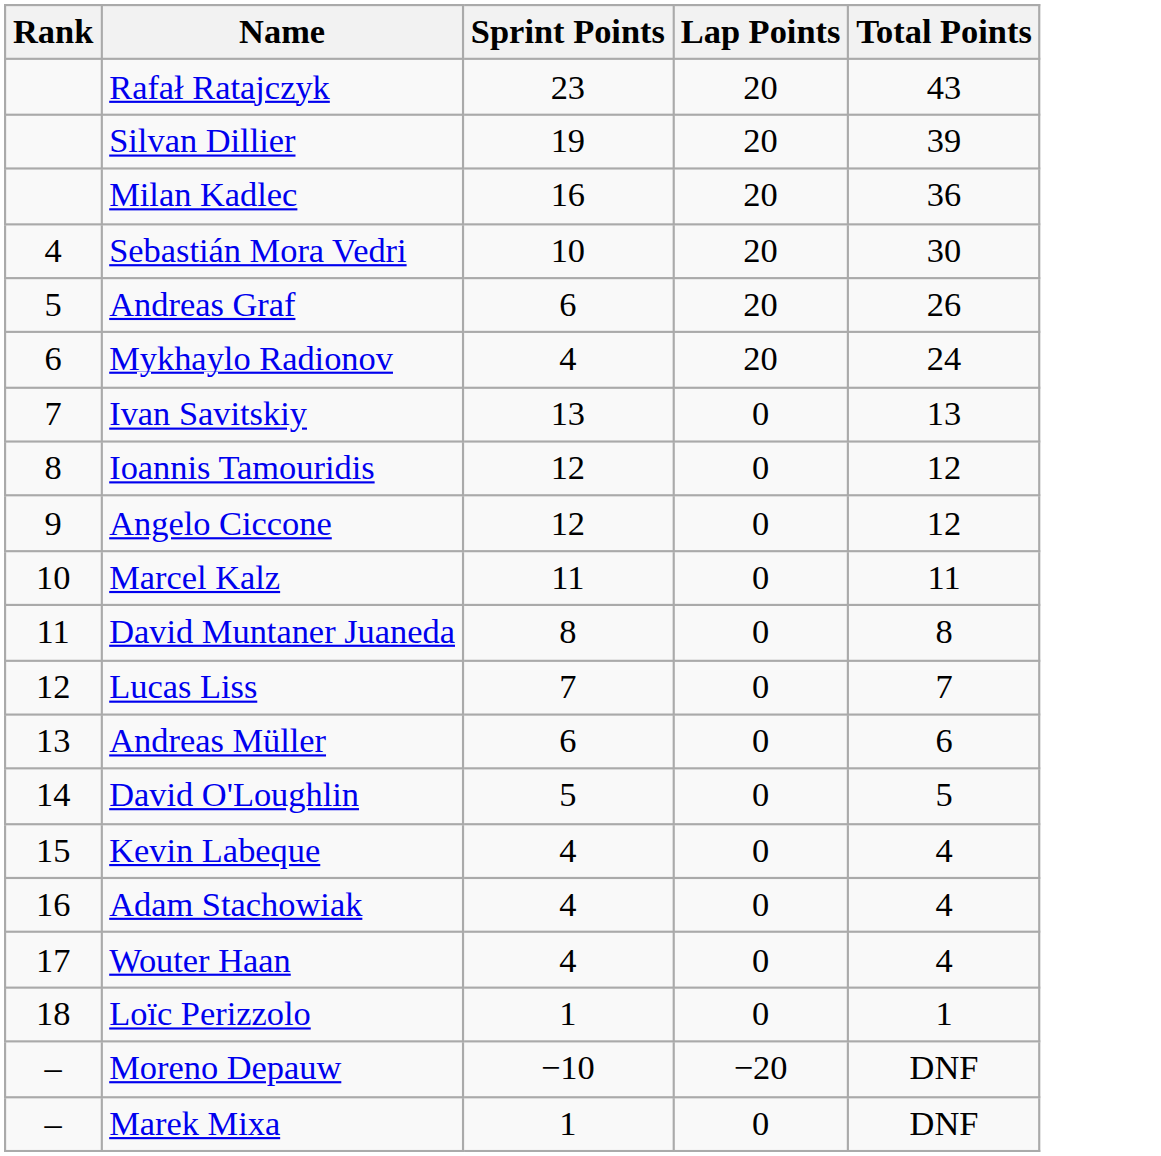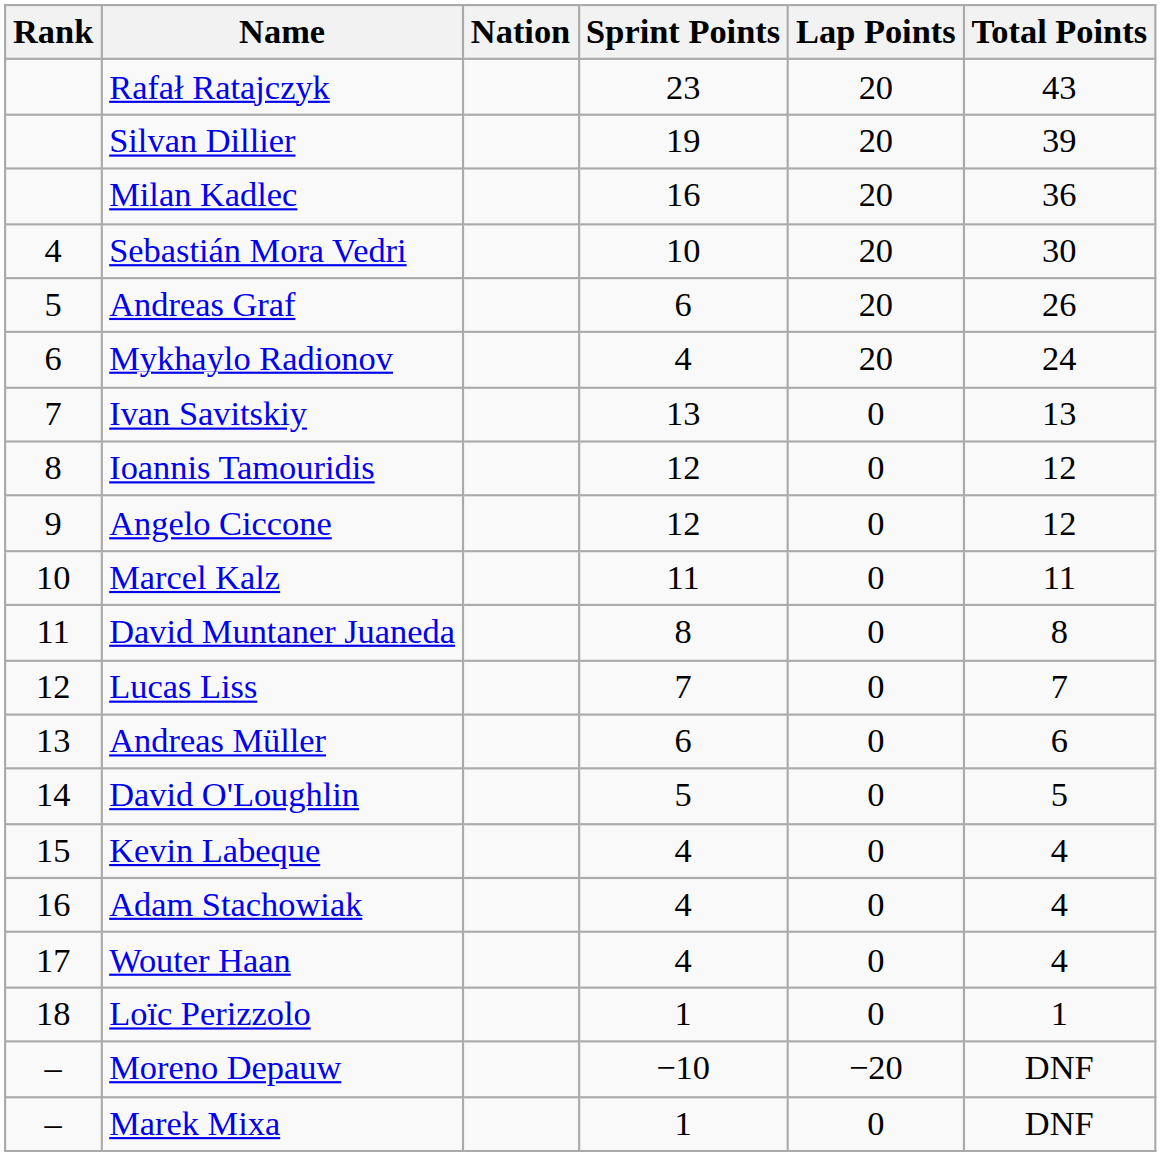+ column: (521, 31)
